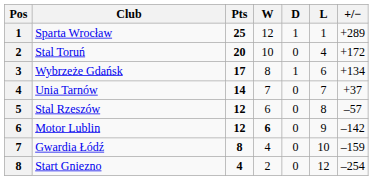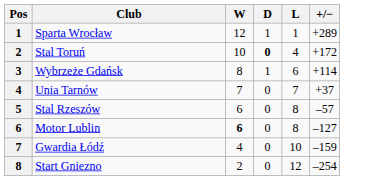- column: (239, 14)
(296, 52) normal -> (267, 52) bold
(353, 71) +134 -> (325, 71) +114
(324, 128) 9 -> (296, 128) 8
(353, 128) –142 -> (325, 128) –127
